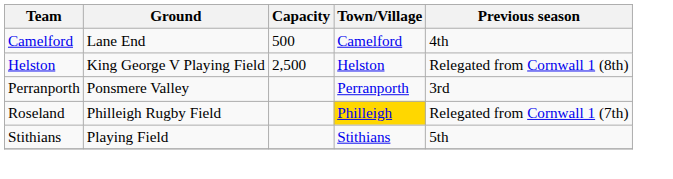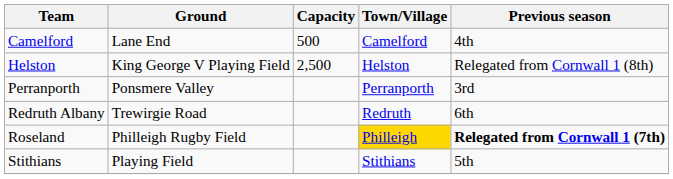+ row: (56, 112)
(529, 112) normal -> (560, 137) bold
